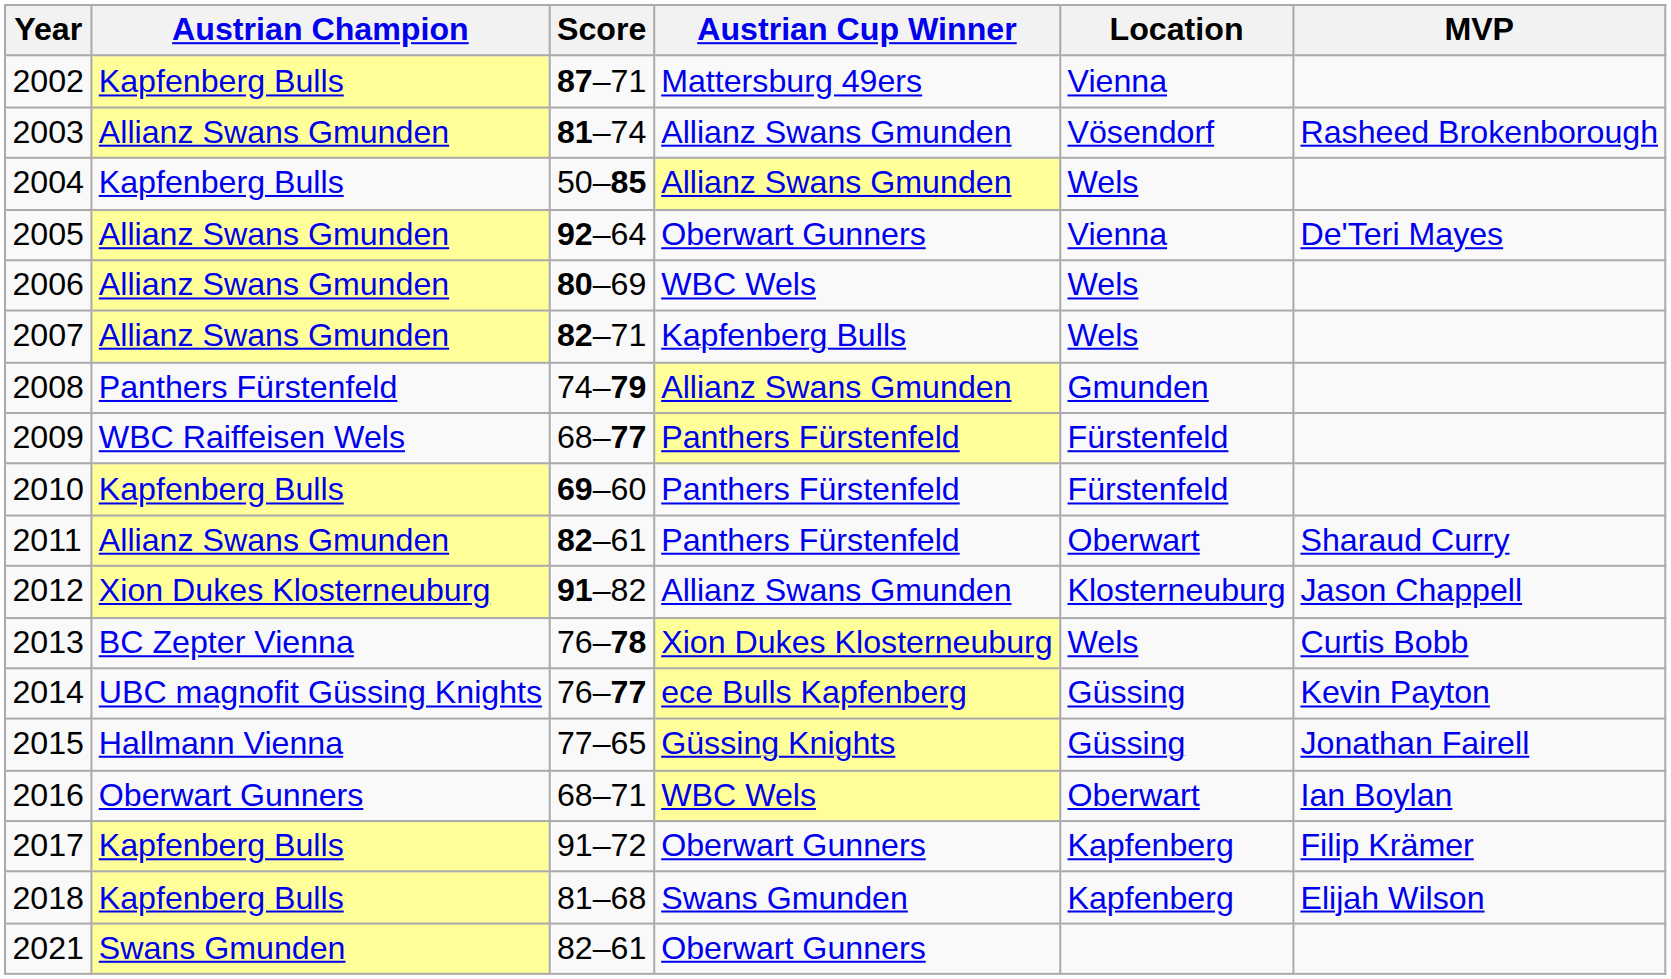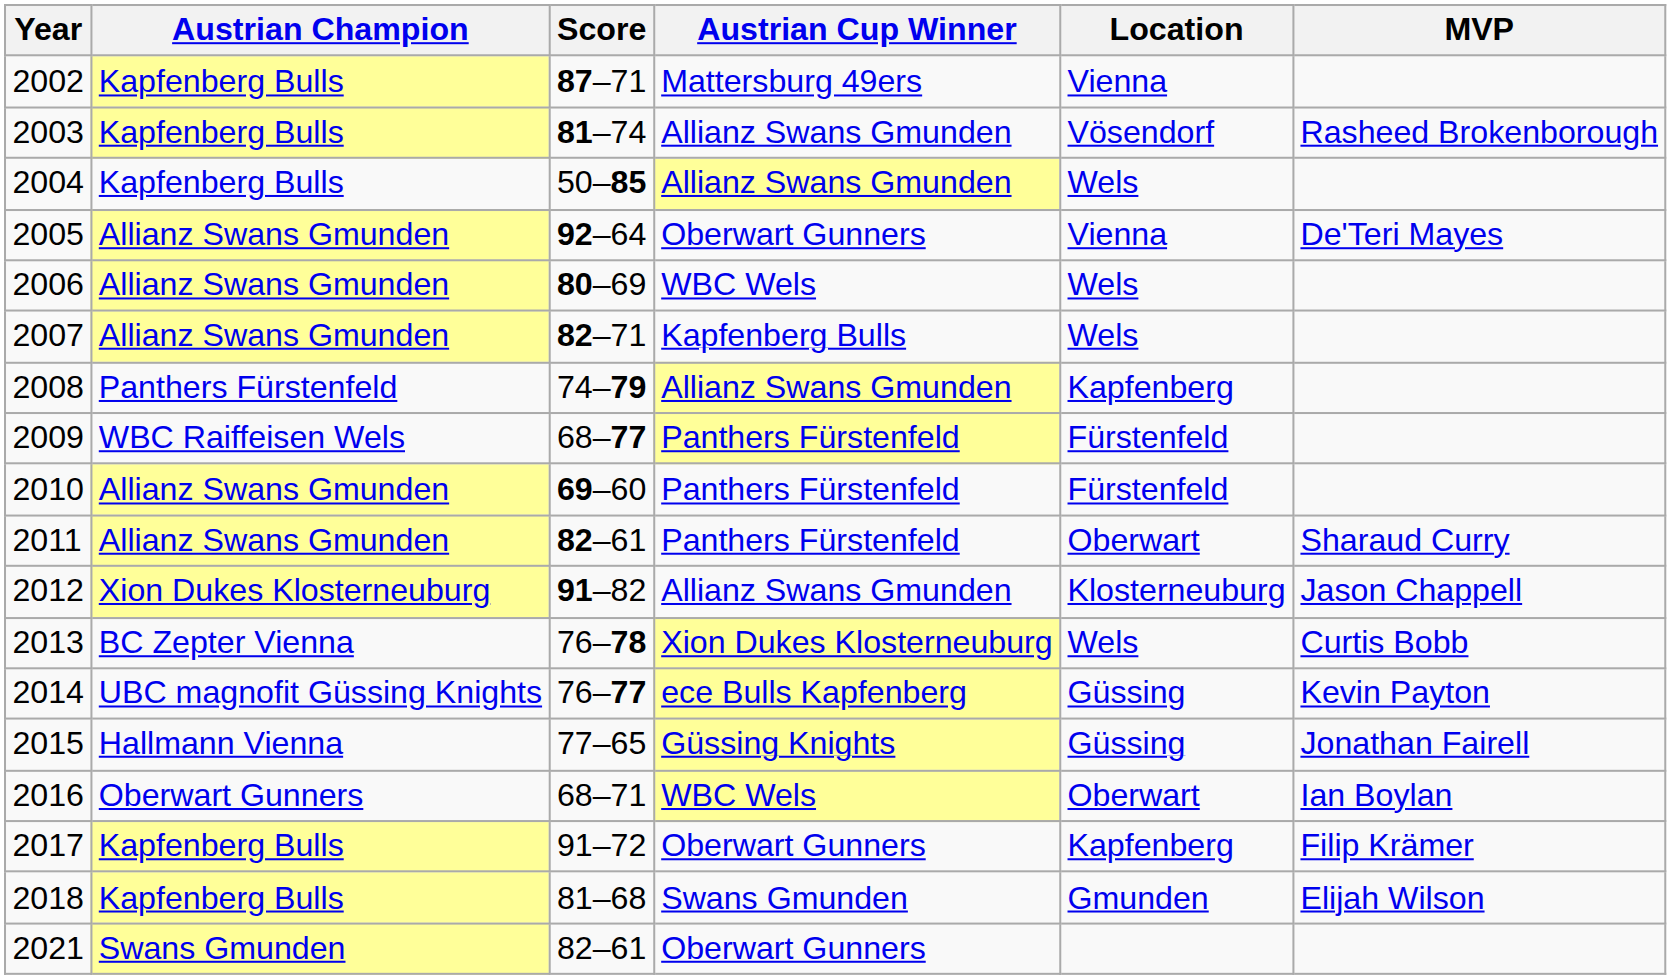(274, 132) Allianz Swans Gmunden -> (221, 132) Kapfenberg Bulls
(1138, 387) Gmunden -> (1151, 387) Kapfenberg
(221, 489) Kapfenberg Bulls -> (274, 489) Allianz Swans Gmunden
(1151, 897) Kapfenberg -> (1138, 897) Gmunden
